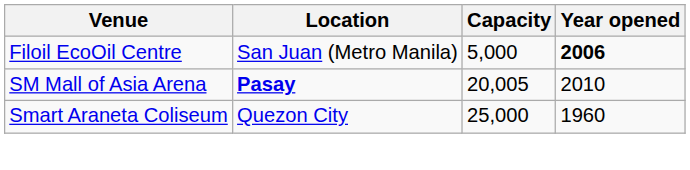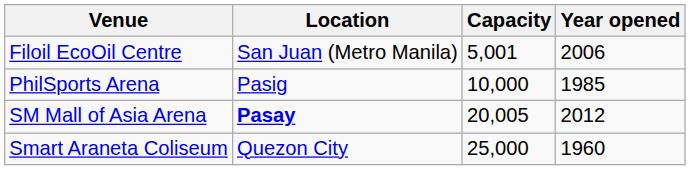(492, 52) 5,000 -> (492, 52) 5,001
(583, 52) bold -> (583, 52) normal
+ row: (84, 84)
(583, 84) 2010 -> (583, 116) 2012
